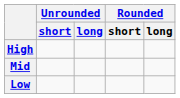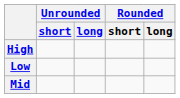rows swapped: (20, 67) <-> (20, 85)
